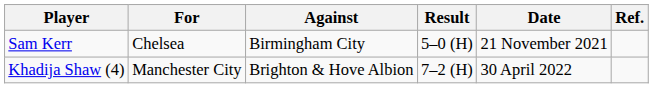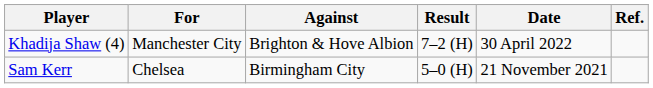rows swapped: (40, 43) <-> (66, 69)
